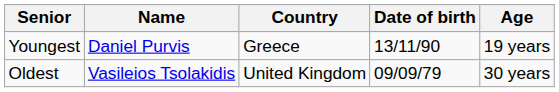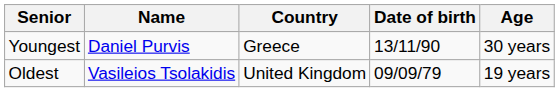(517, 45) 19 years -> (517, 45) 30 years
(517, 73) 30 years -> (517, 73) 19 years
